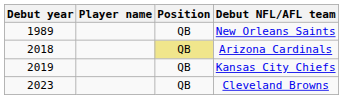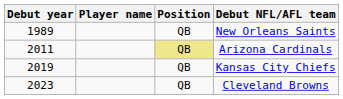(40, 49) 2018 -> (40, 49) 2011
